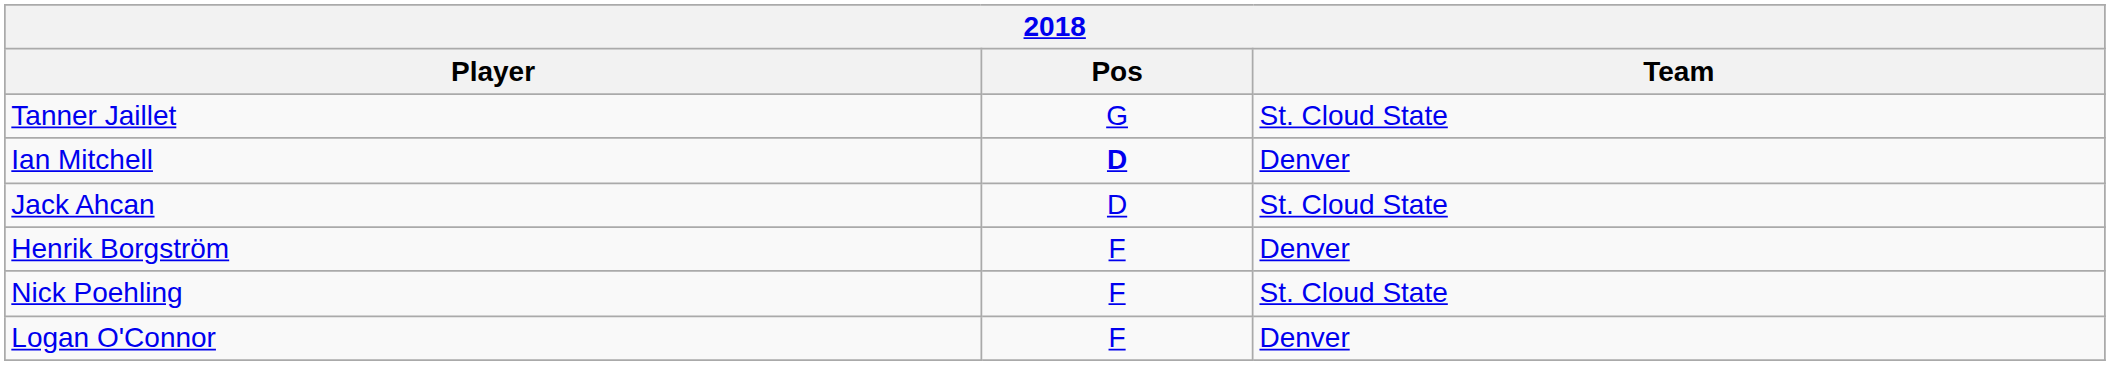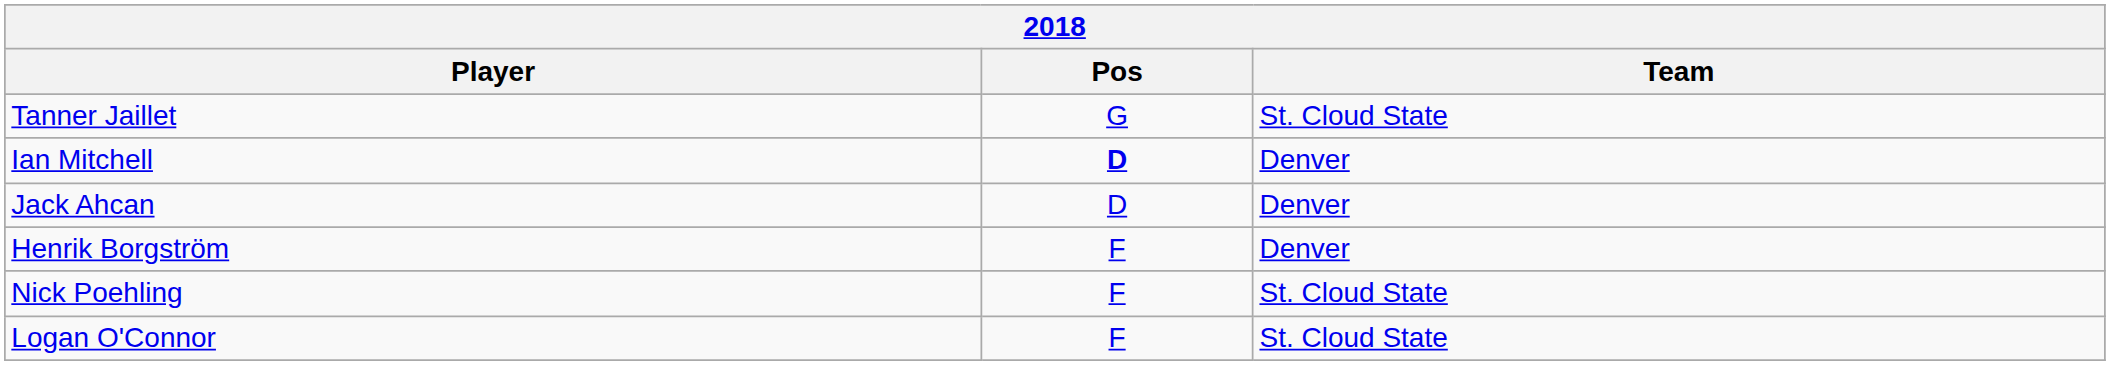(1354, 204) St. Cloud State -> (1305, 204) Denver
(1305, 337) Denver -> (1354, 337) St. Cloud State
